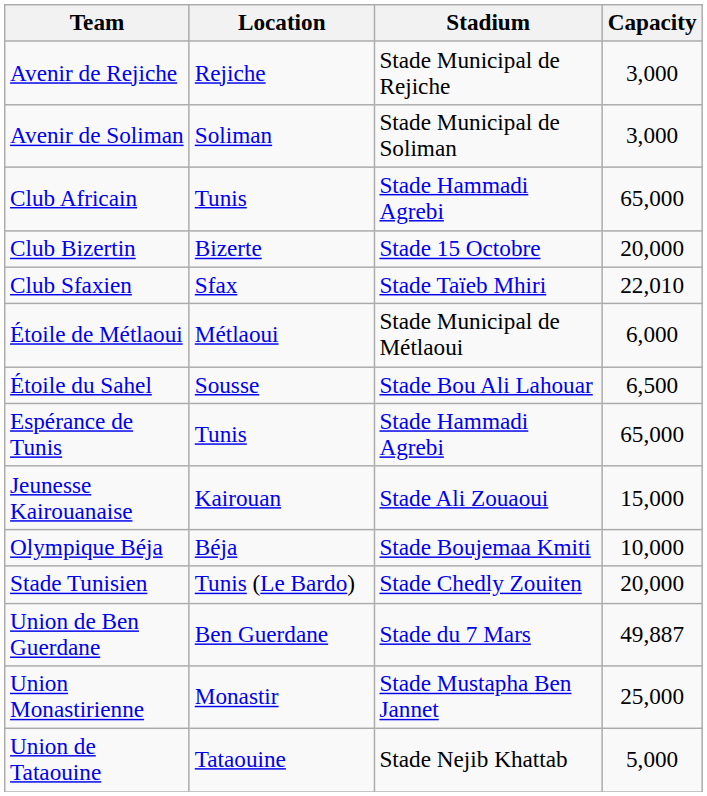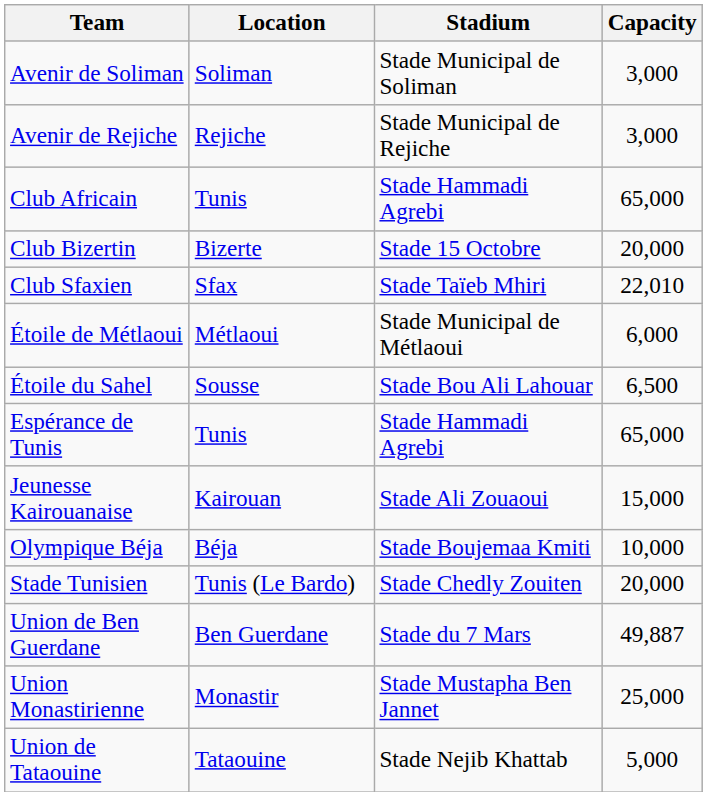rows swapped: (94, 72) <-> (97, 135)
